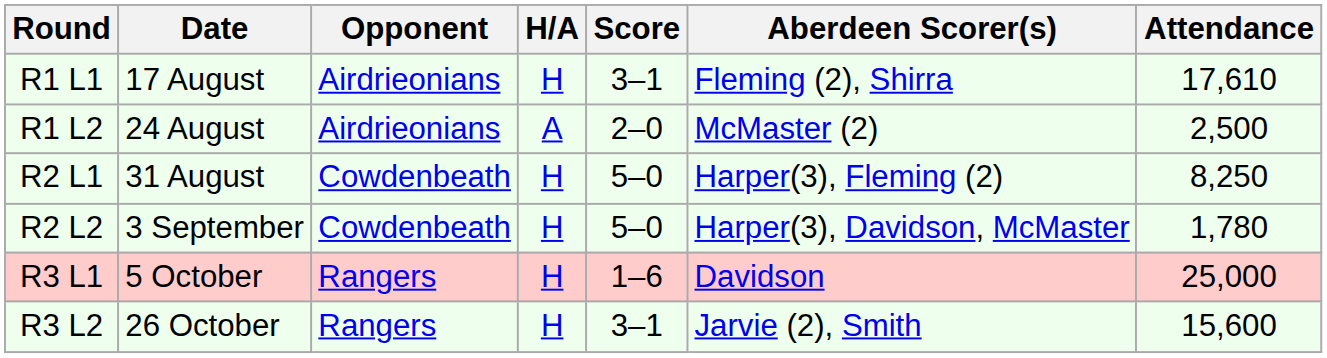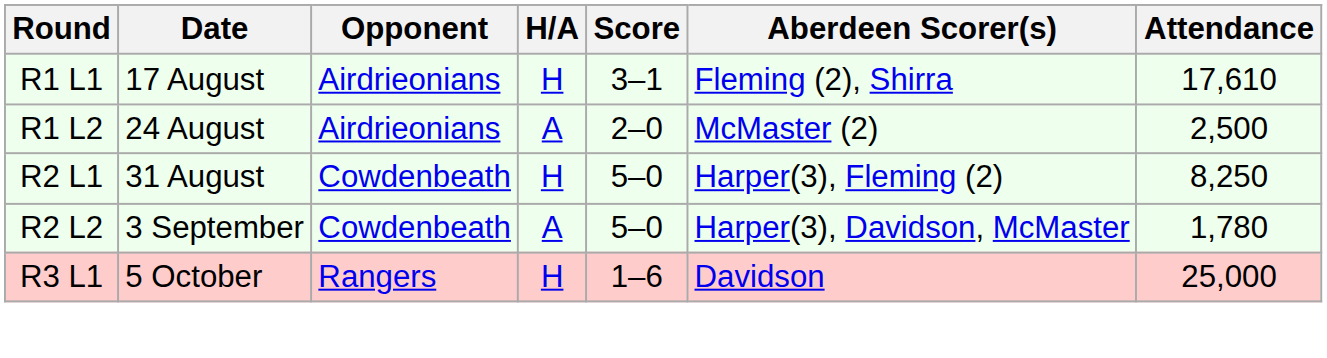(552, 227) H -> (552, 227) A
- row: (62, 326)
